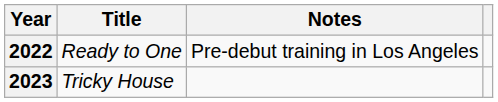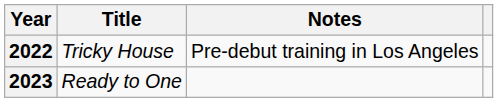(122, 50) Ready to One -> (118, 50) Tricky House
(118, 81) Tricky House -> (122, 81) Ready to One
